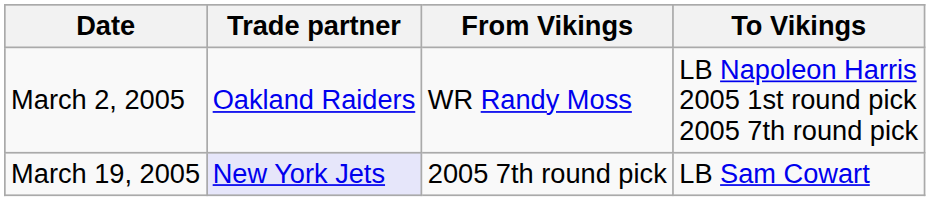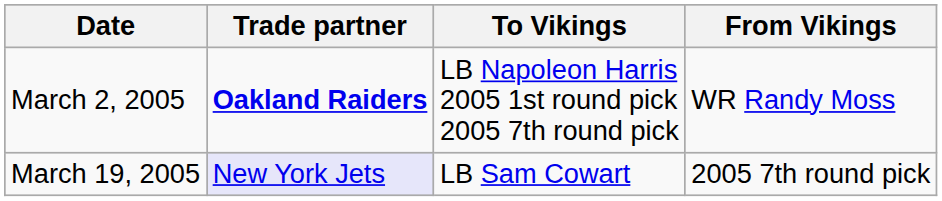columns swapped: (547, 26) <-> (799, 26)
(314, 99) normal -> (320, 99) bold
